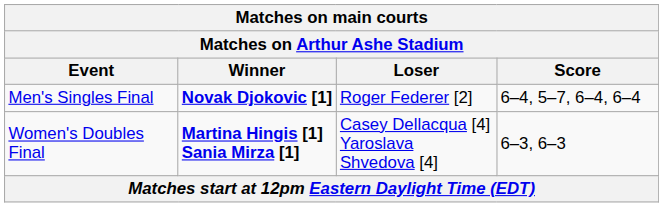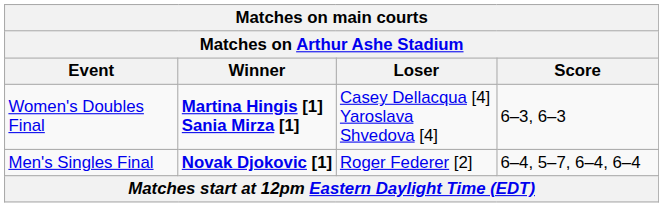rows swapped: (76, 143) <-> (81, 97)
